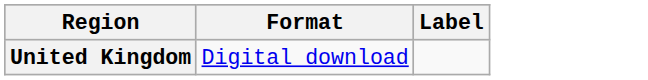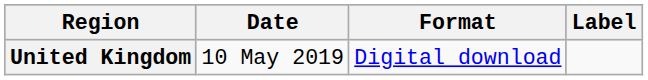+ column: (273, 22)
